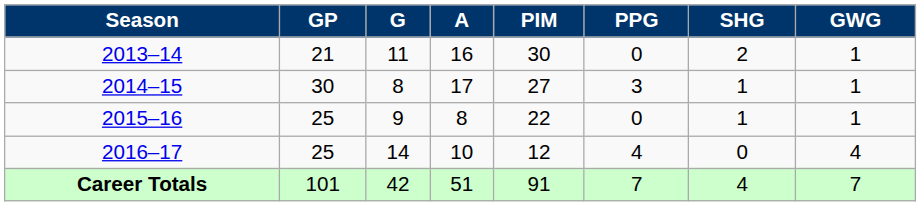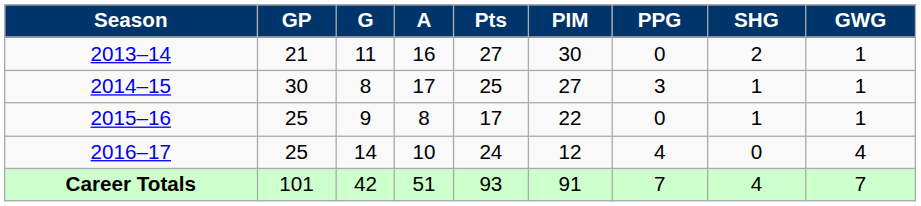+ column: (491, 20)
